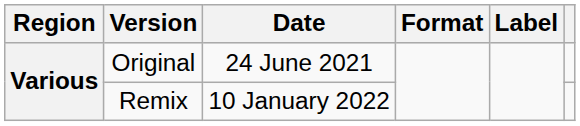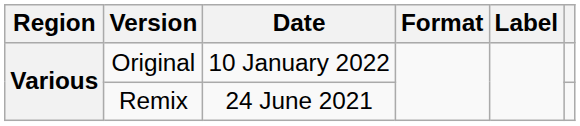(299, 62) 24 June 2021 -> (299, 62) 10 January 2022
(299, 100) 10 January 2022 -> (299, 100) 24 June 2021
